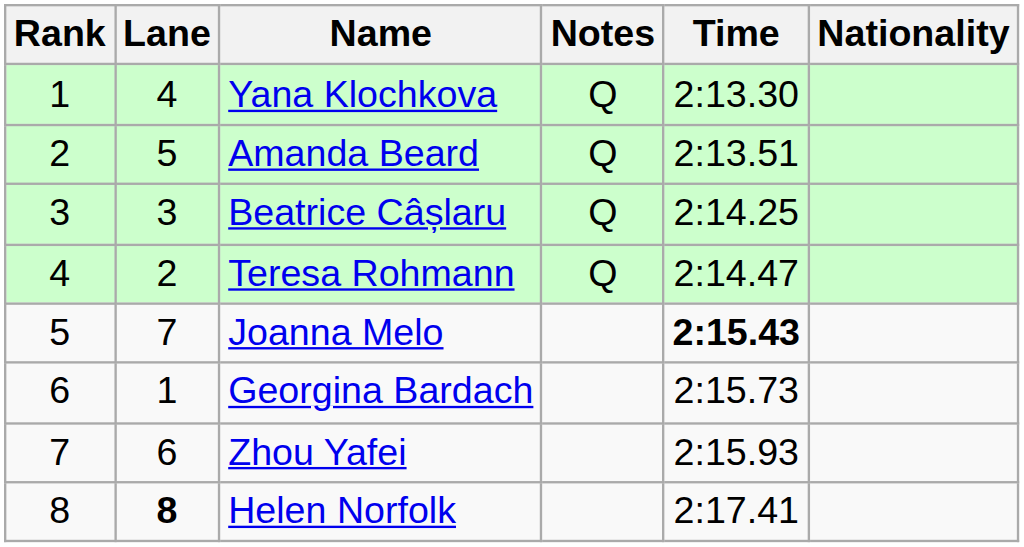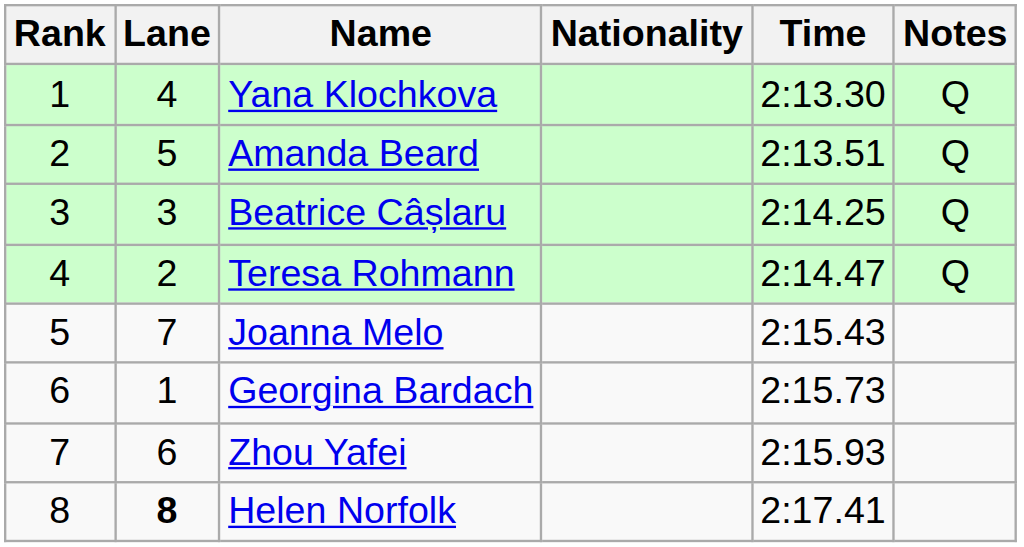columns swapped: (913, 34) <-> (603, 34)
(736, 332) bold -> (823, 332) normal
